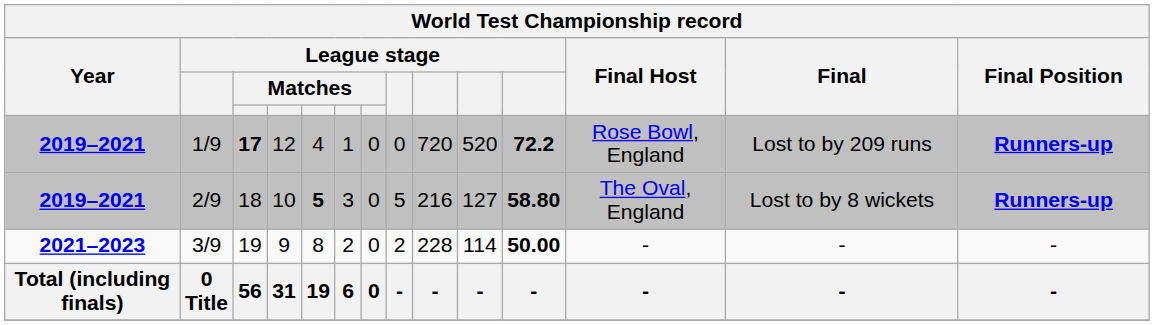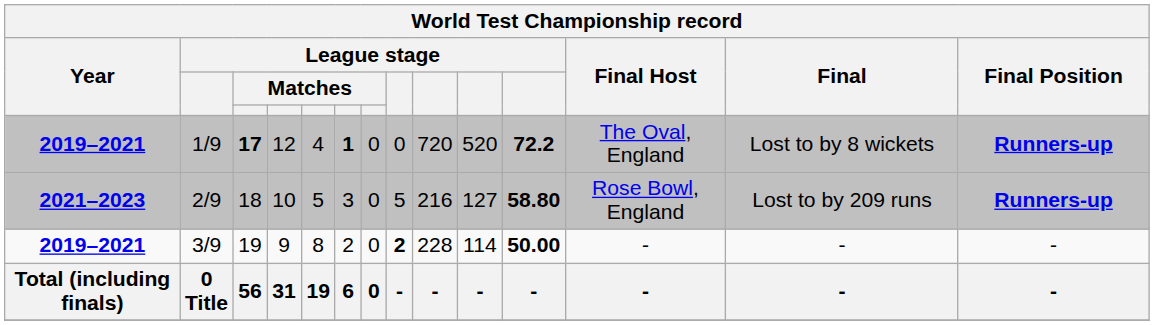(348, 143) normal -> (348, 143) bold
(645, 143) Rose Bowl, England -> (645, 143) The Oval, England
(842, 143) Lost to by 209 runs -> (842, 143) Lost to by 8 wickets
(92, 200) 2019–2021 -> (92, 200) 2021–2023
(318, 200) bold -> (318, 200) normal
(645, 200) The Oval, England -> (645, 200) Rose Bowl, England
(842, 200) Lost to by 8 wickets -> (842, 200) Lost to by 209 runs
(92, 245) 2021–2023 -> (92, 245) 2019–2021
(400, 245) normal -> (400, 245) bold
